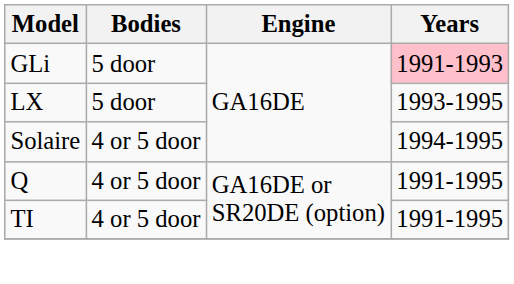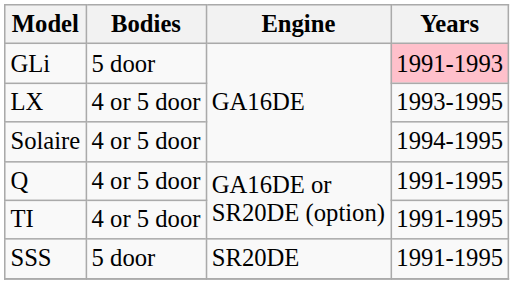(123, 102) 5 door -> (146, 102) 4 or 5 door
+ row: (31, 258)
